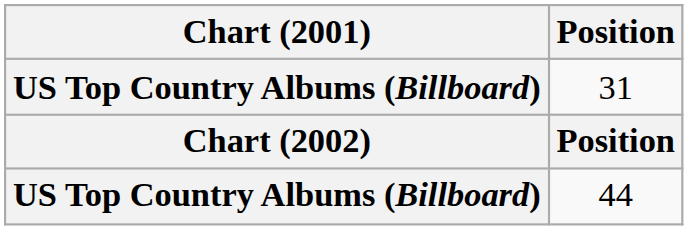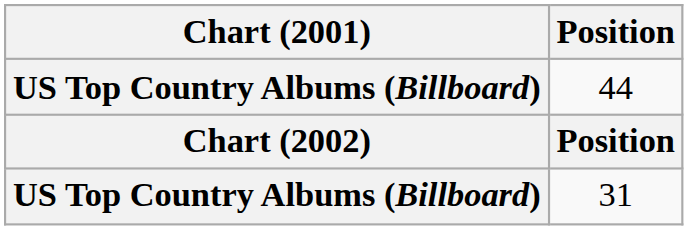rows swapped: (616, 195) <-> (616, 86)
